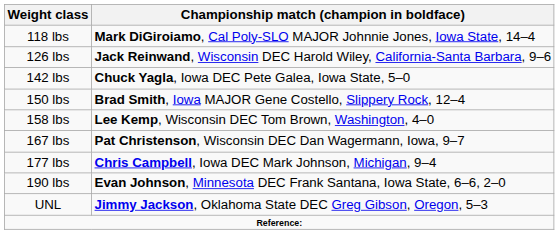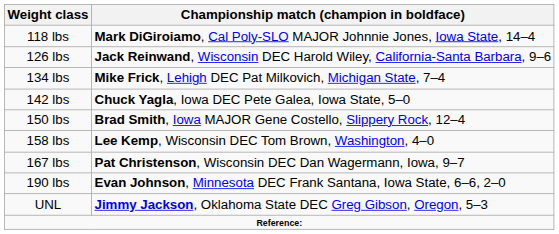+ row: (48, 78)
- row: (48, 162)
